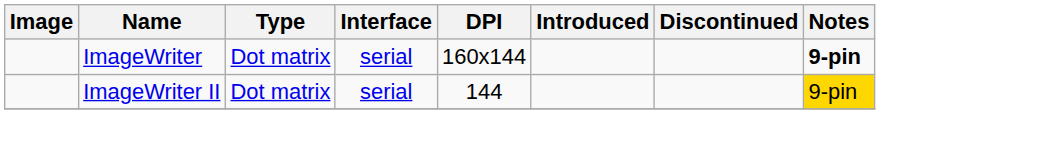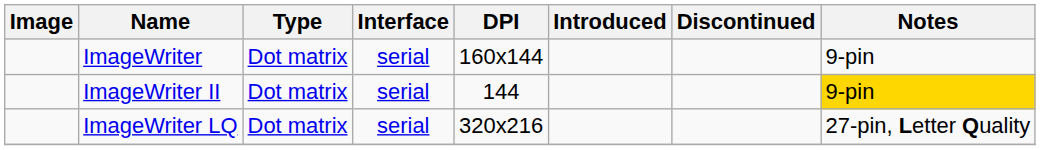(835, 56) bold -> (850, 56) normal
+ row: (160, 126)
